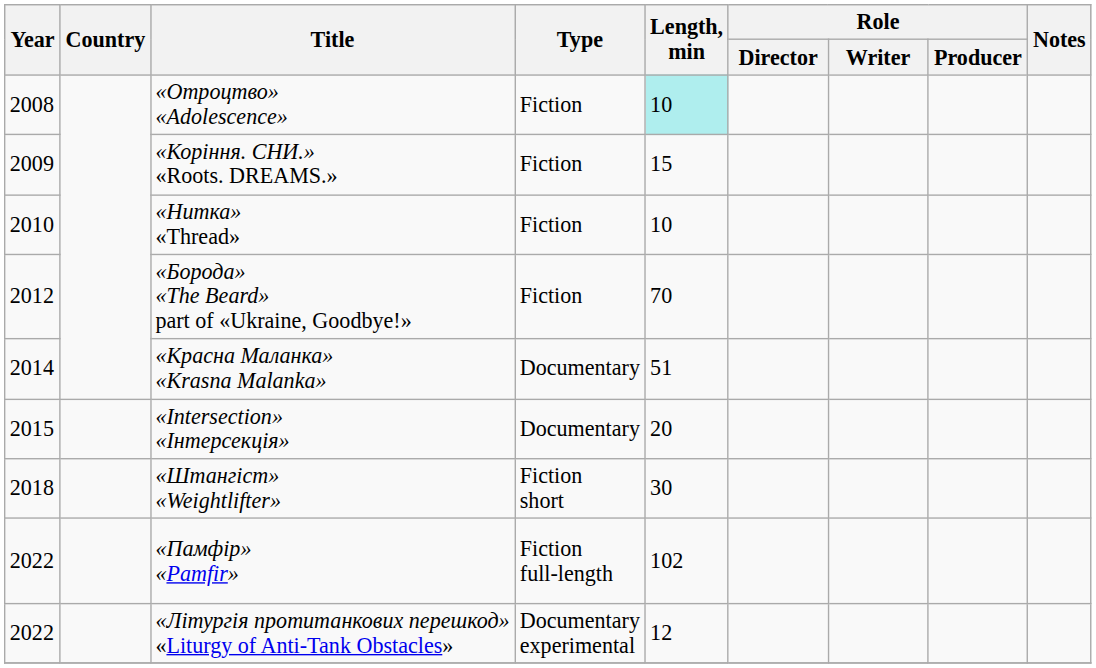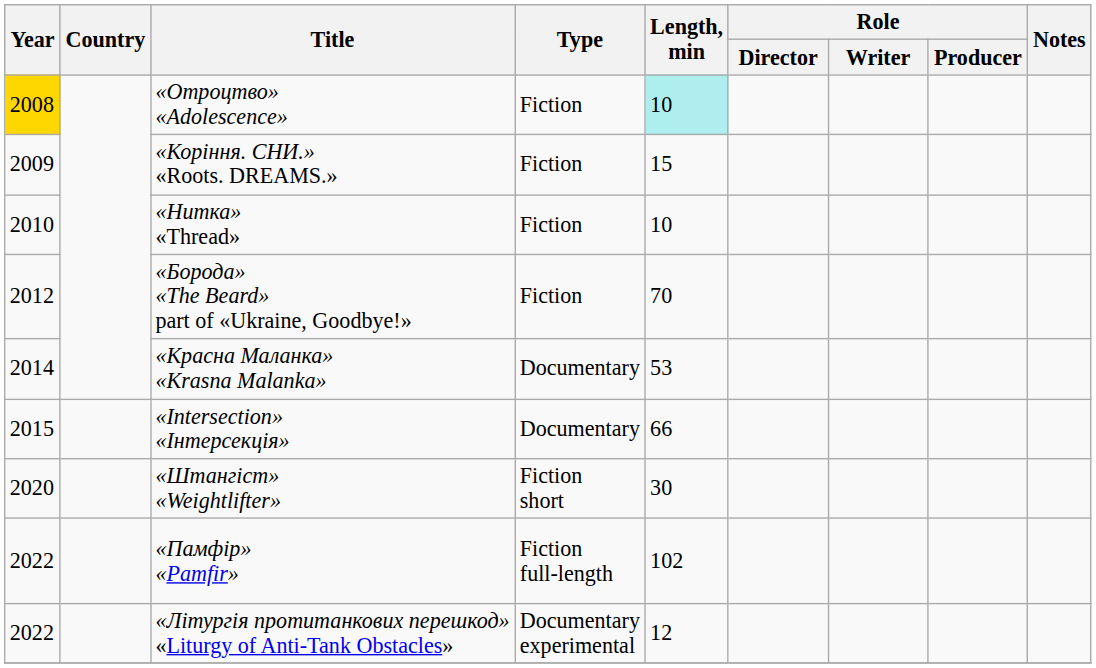(32, 104) no background -> (32, 104) gold background
(661, 368) 51 -> (661, 368) 53
(661, 428) 20 -> (661, 428) 66
(32, 488) 2018 -> (32, 488) 2020
